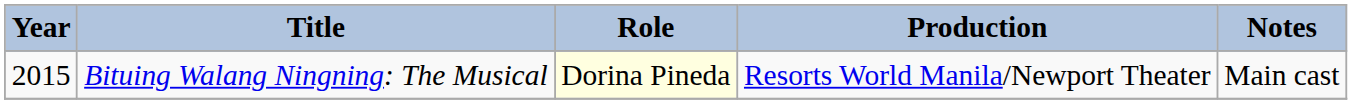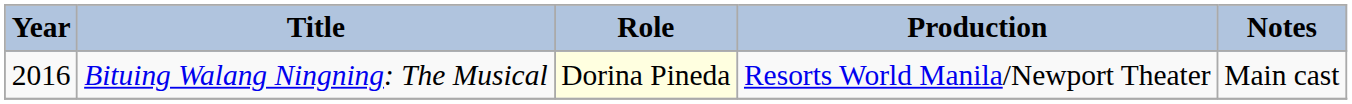(41, 74) 2015 -> (41, 74) 2016
